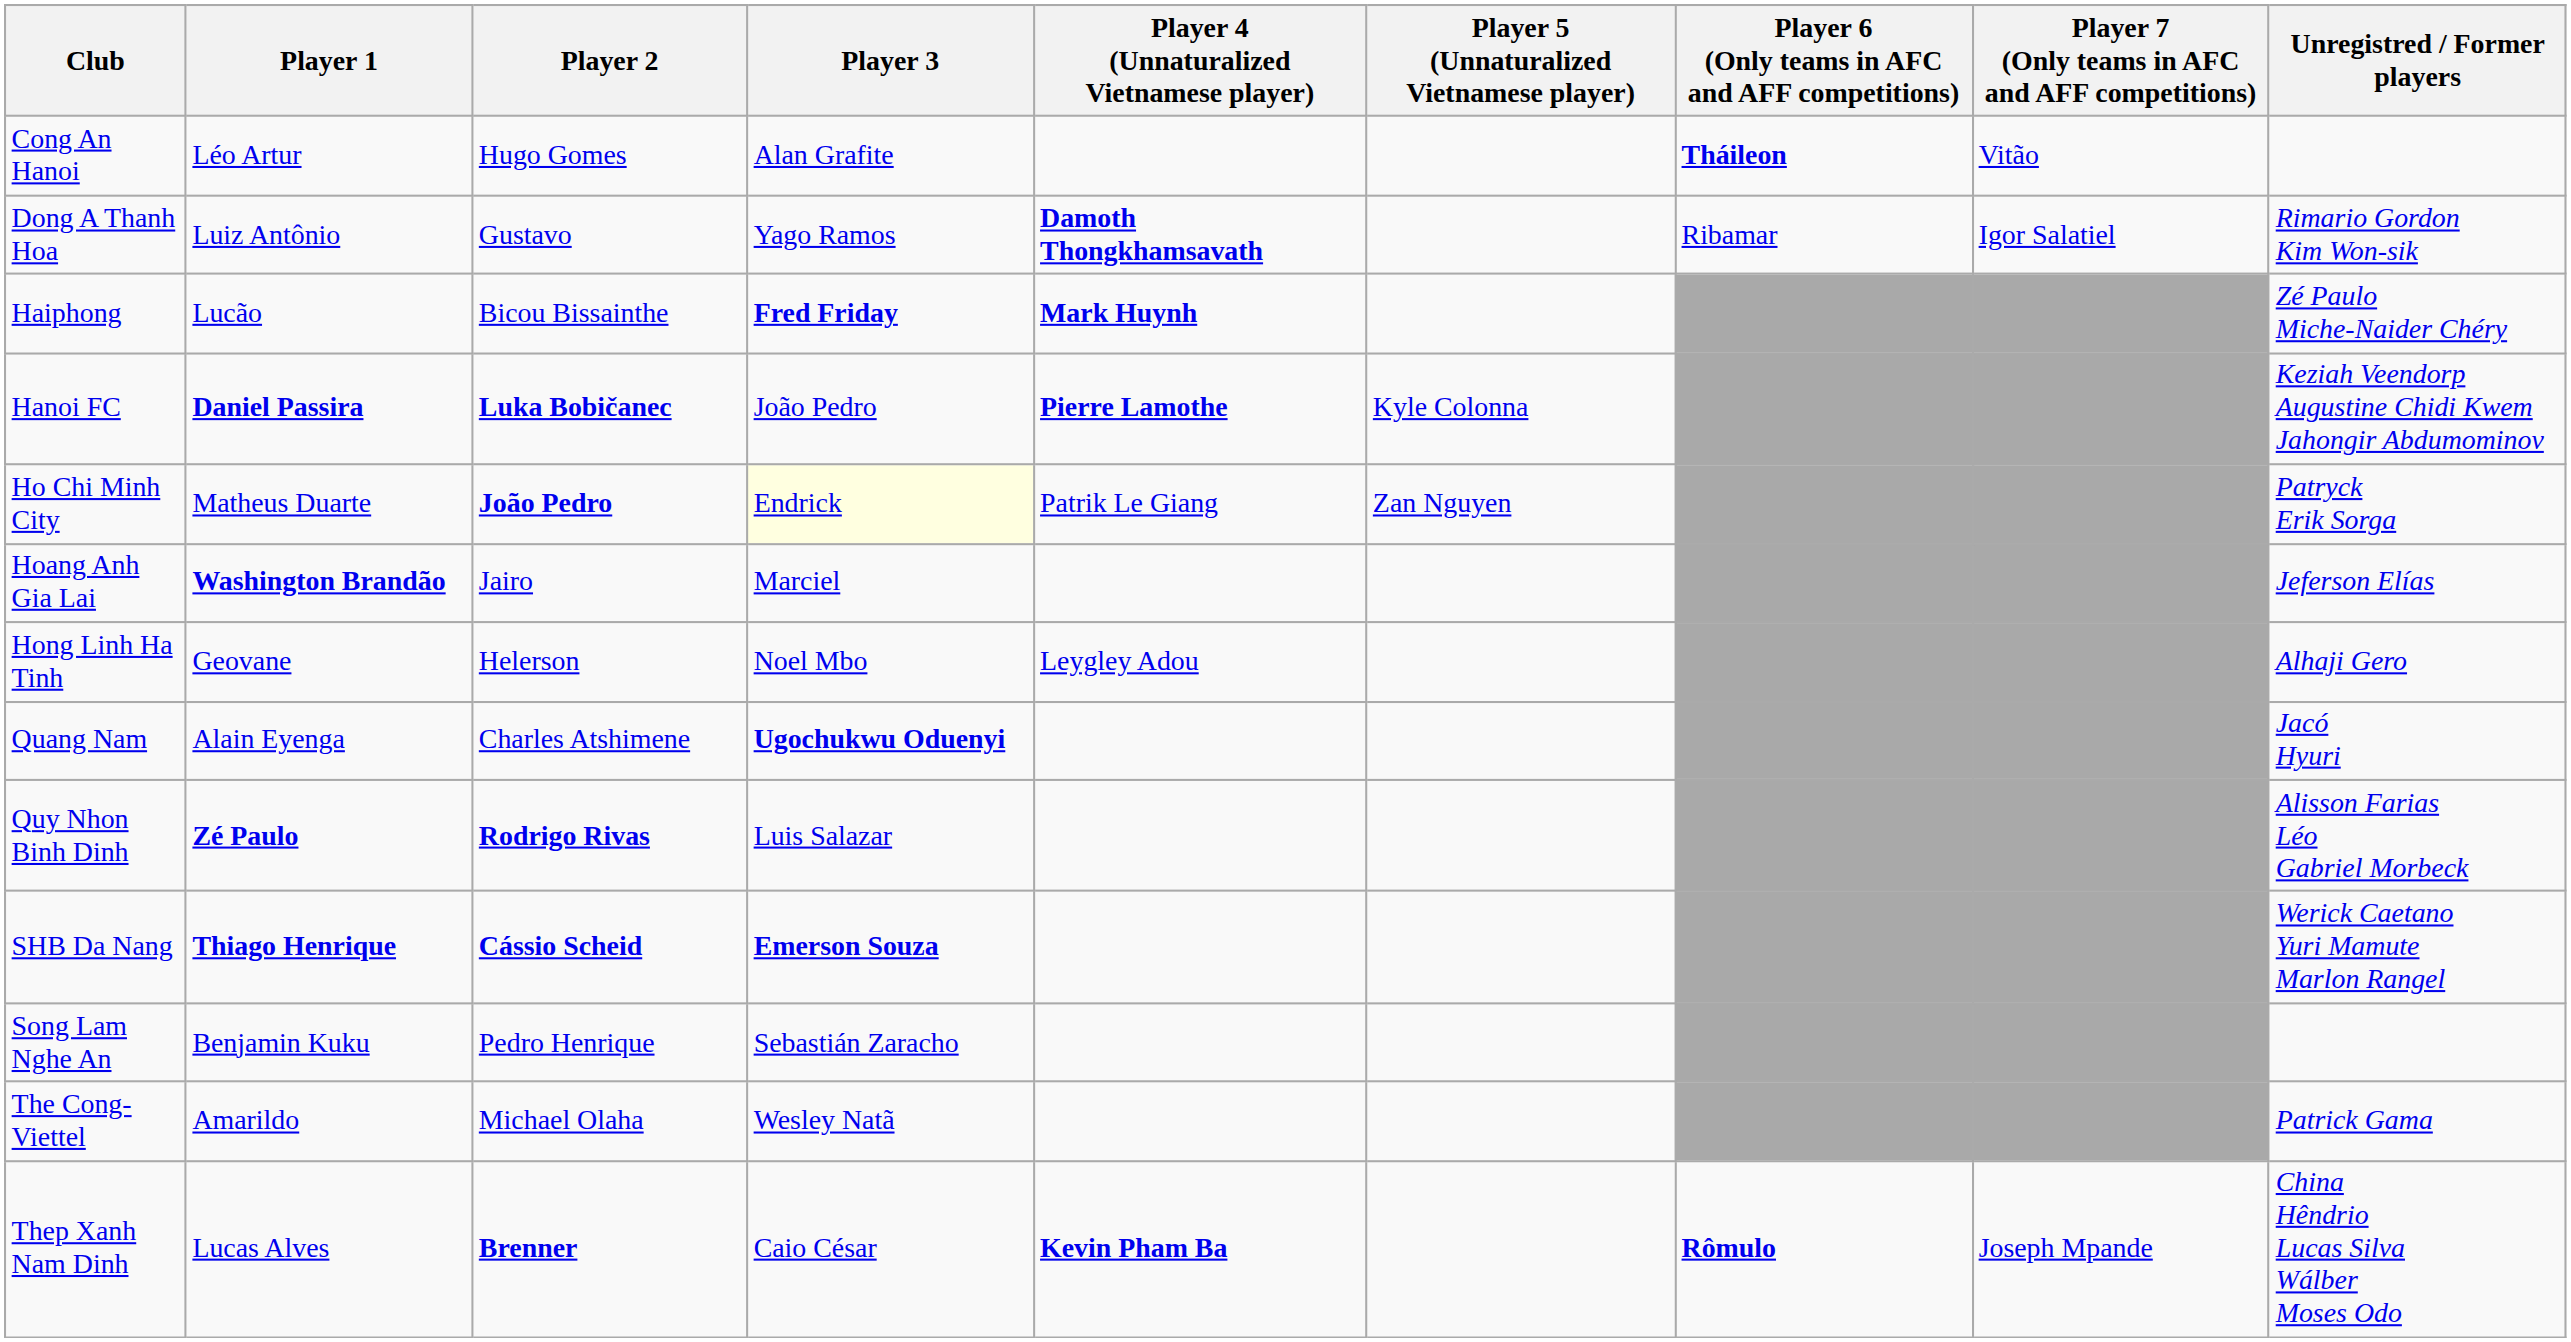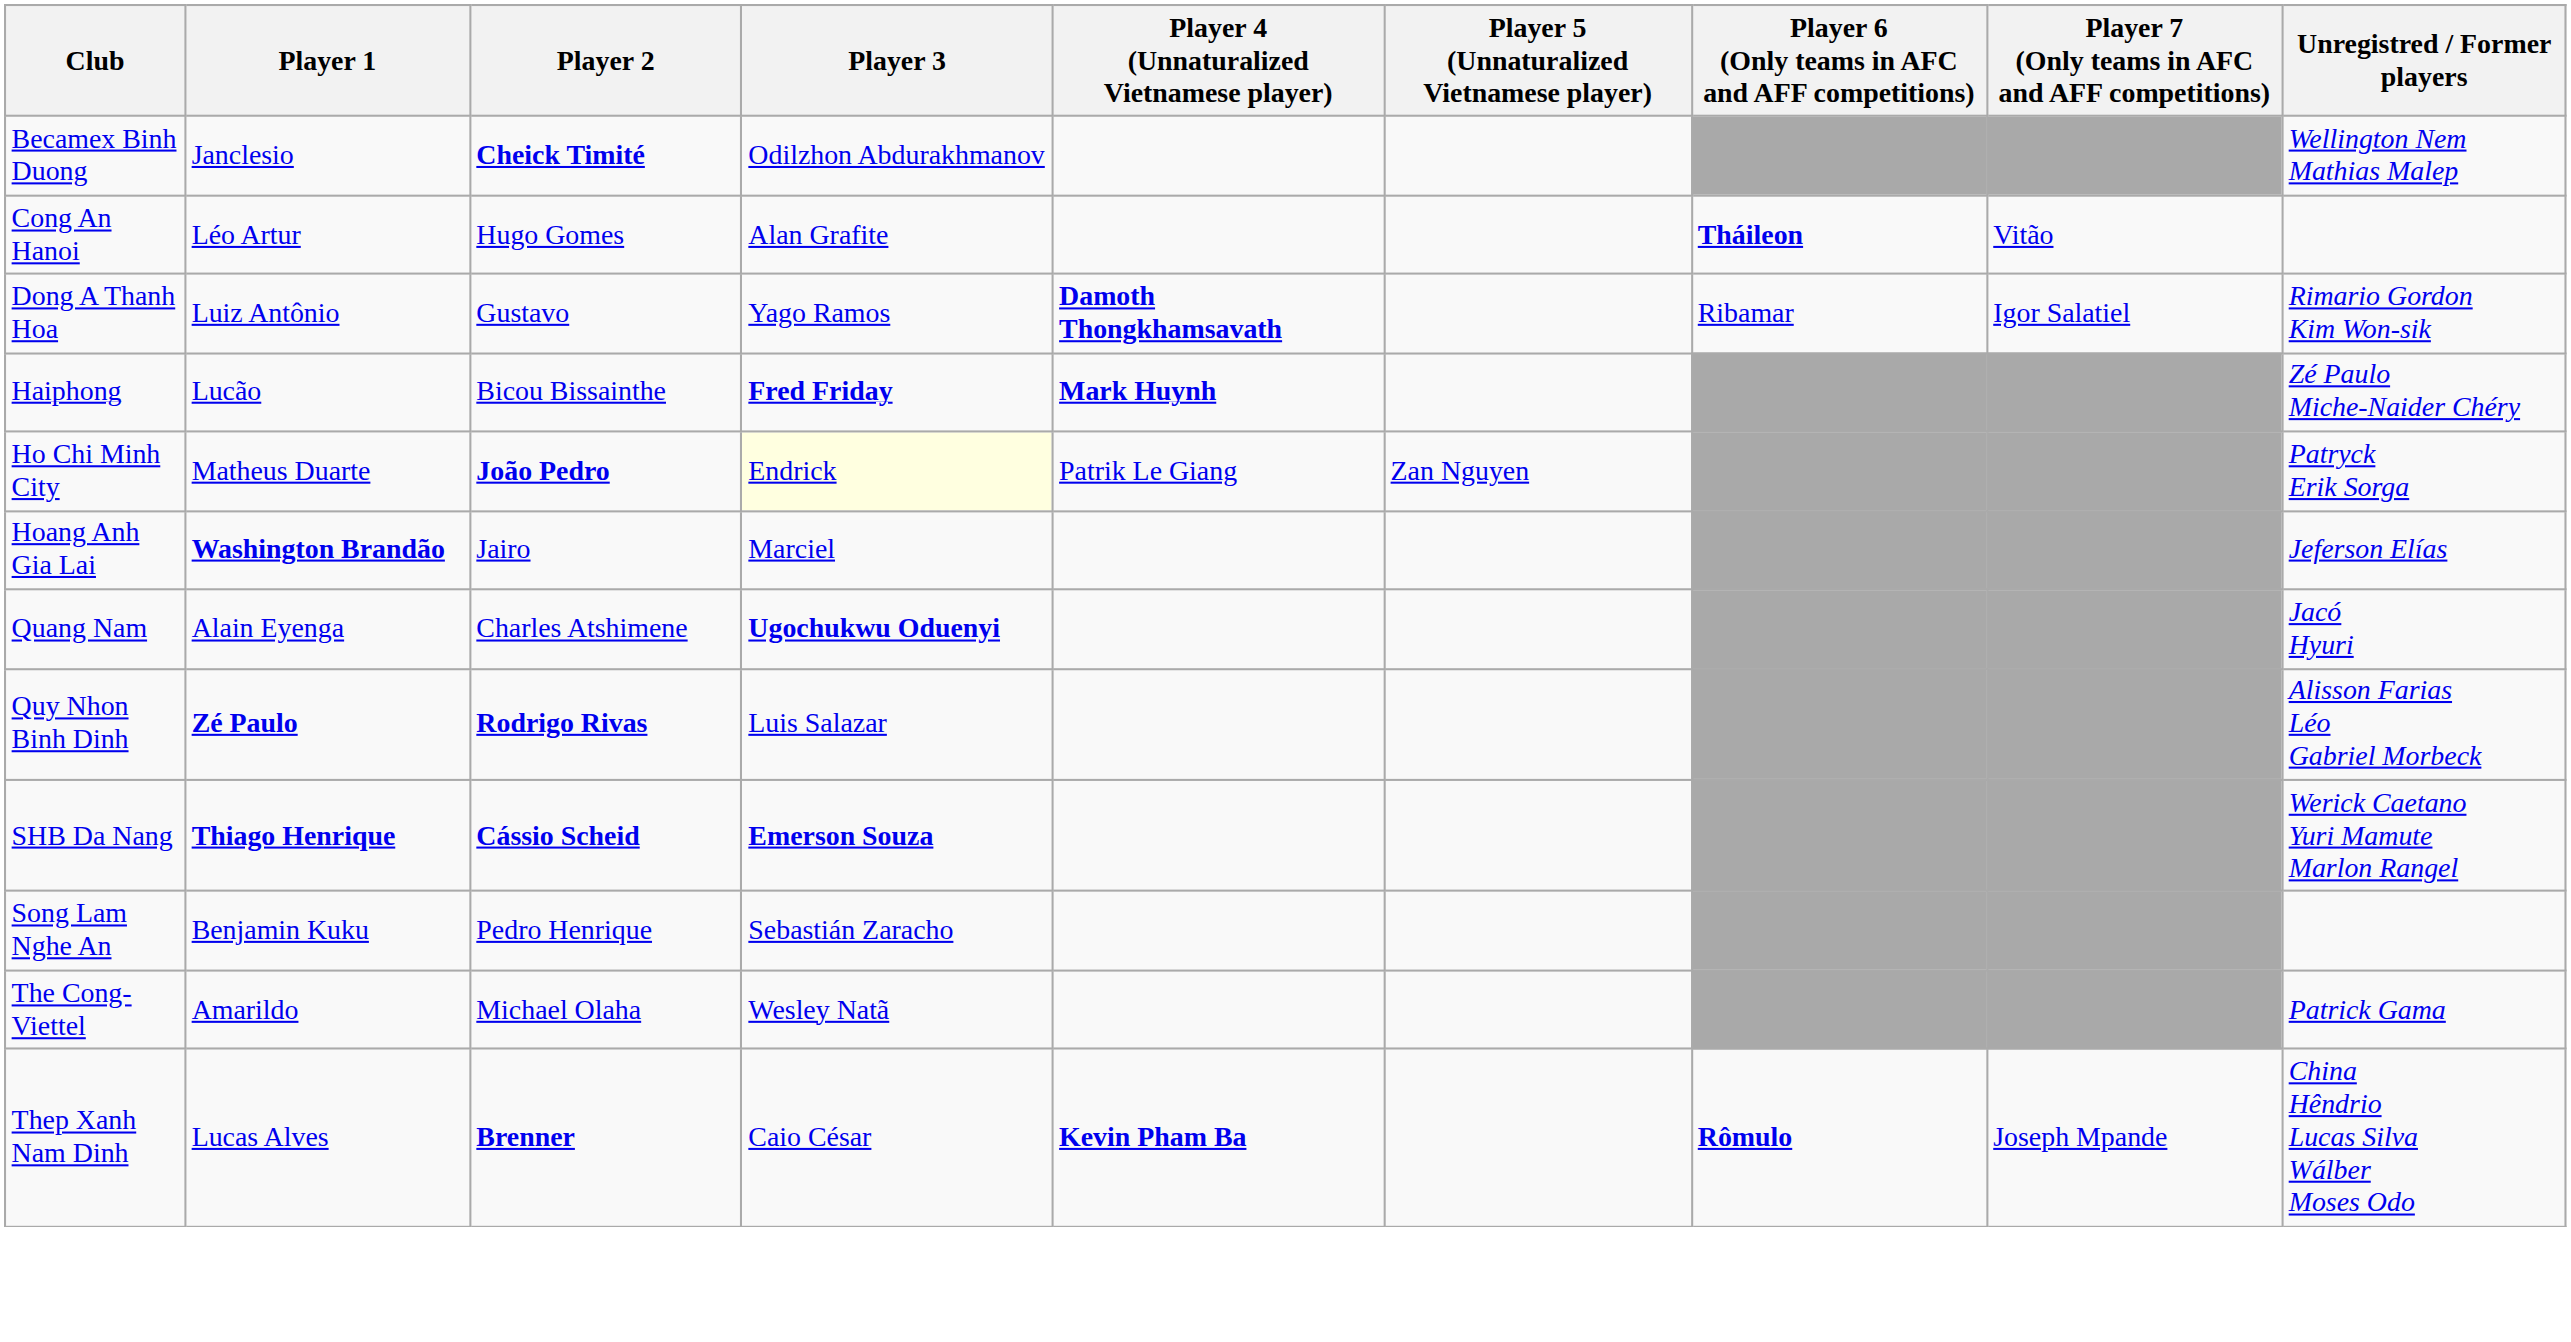+ row: (94, 155)
- row: (66, 407)
- row: (92, 660)
